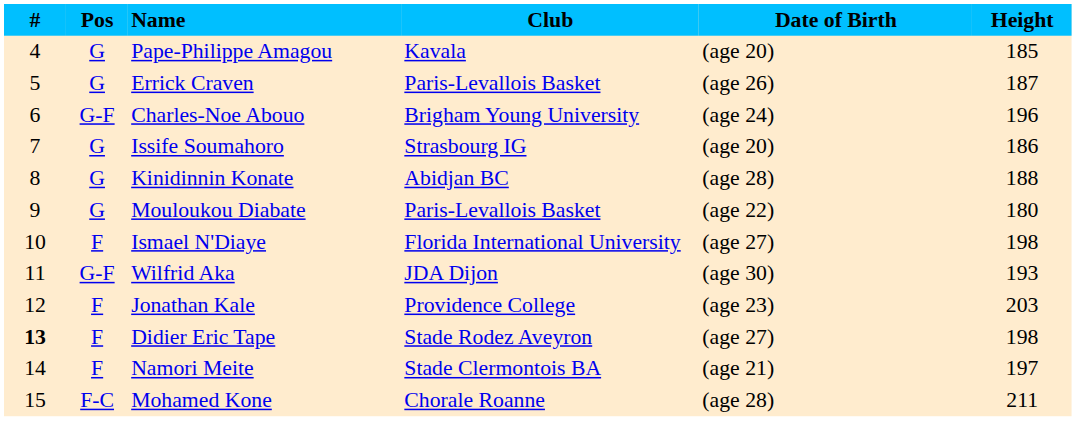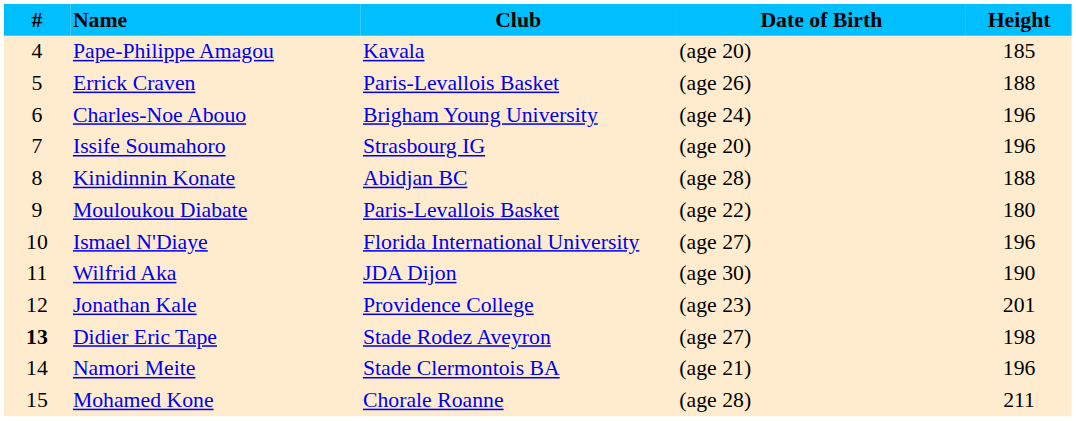- column: (97, 19)
(1022, 83) 187 -> (1019, 83) 188
(1022, 146) 186 -> (1019, 146) 196
(1022, 241) 198 -> (1019, 241) 196
(1022, 273) 193 -> (1019, 273) 190
(1022, 304) 203 -> (1019, 304) 201
(1022, 368) 197 -> (1019, 368) 196
